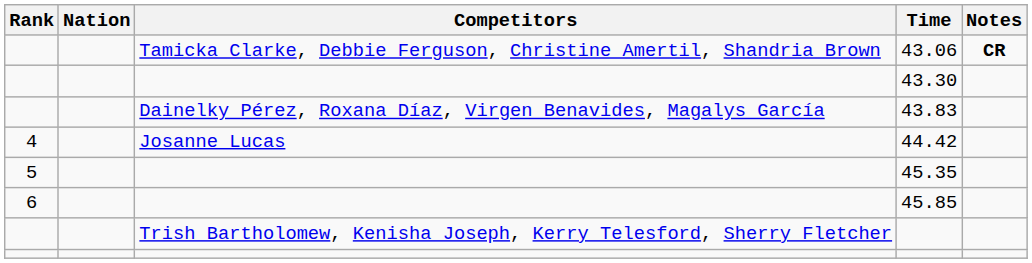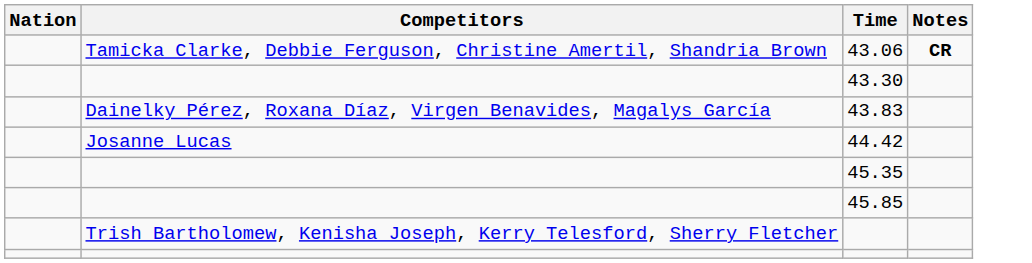- column: (32, 20)
